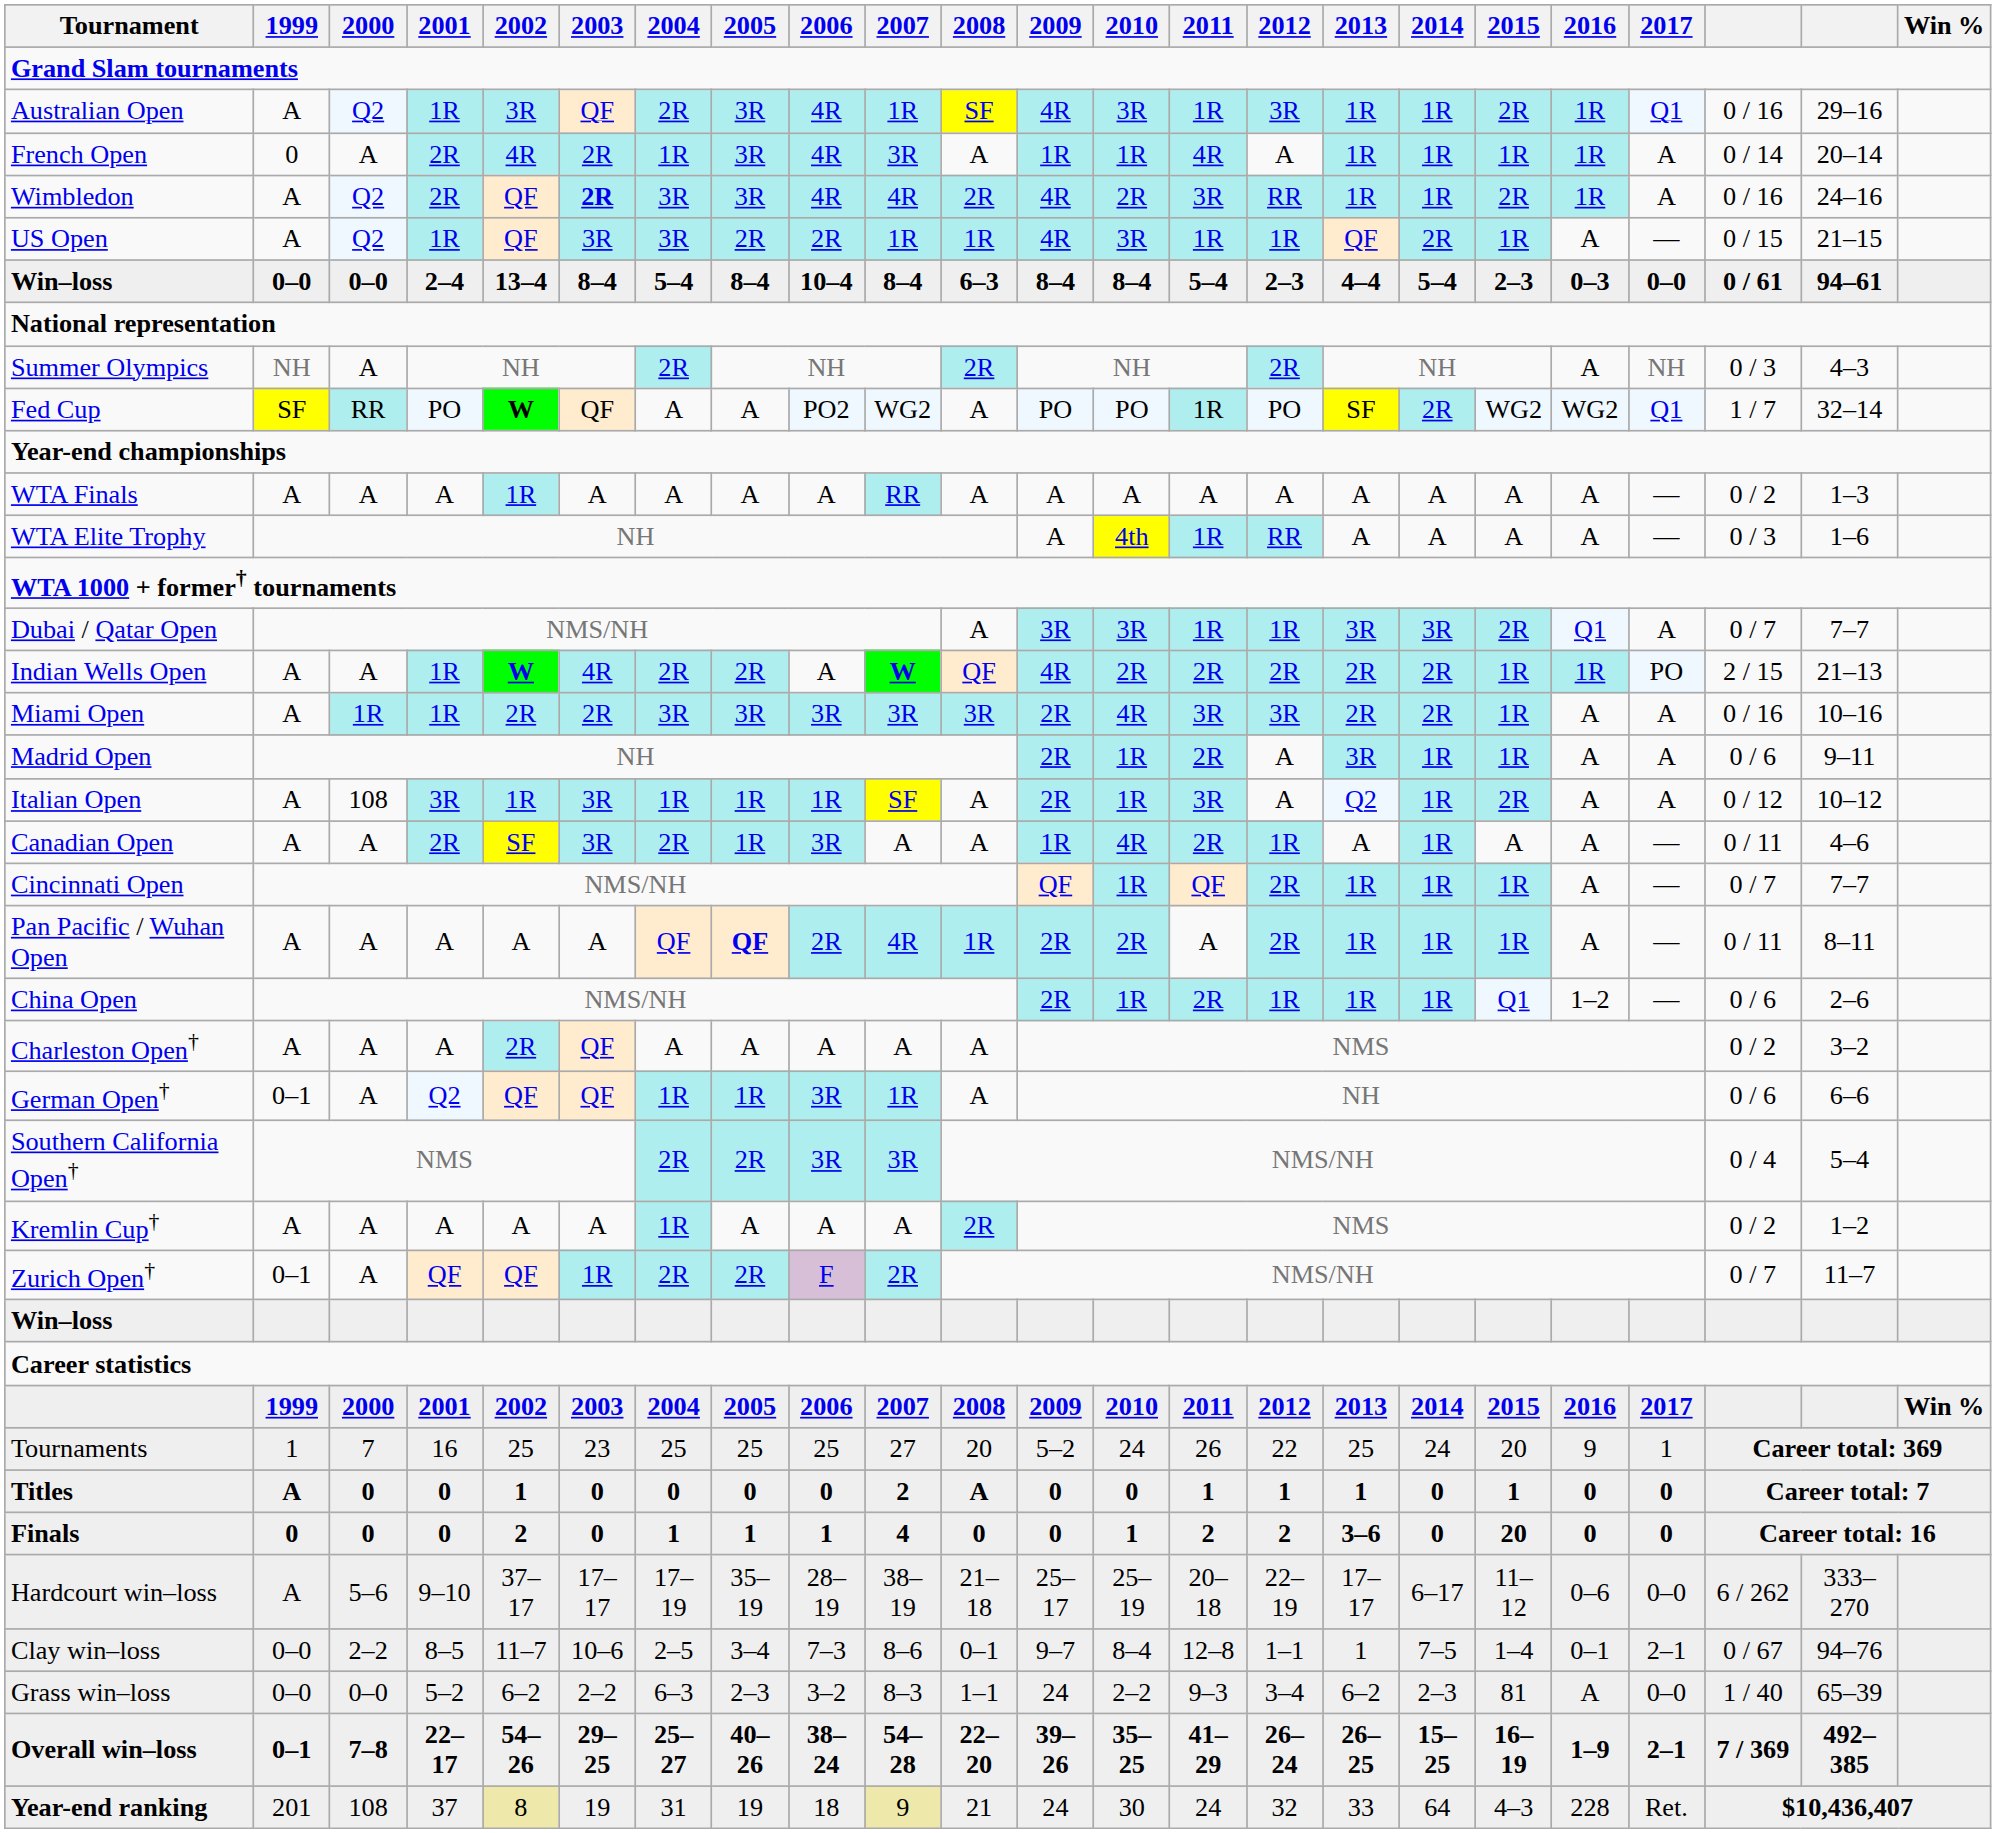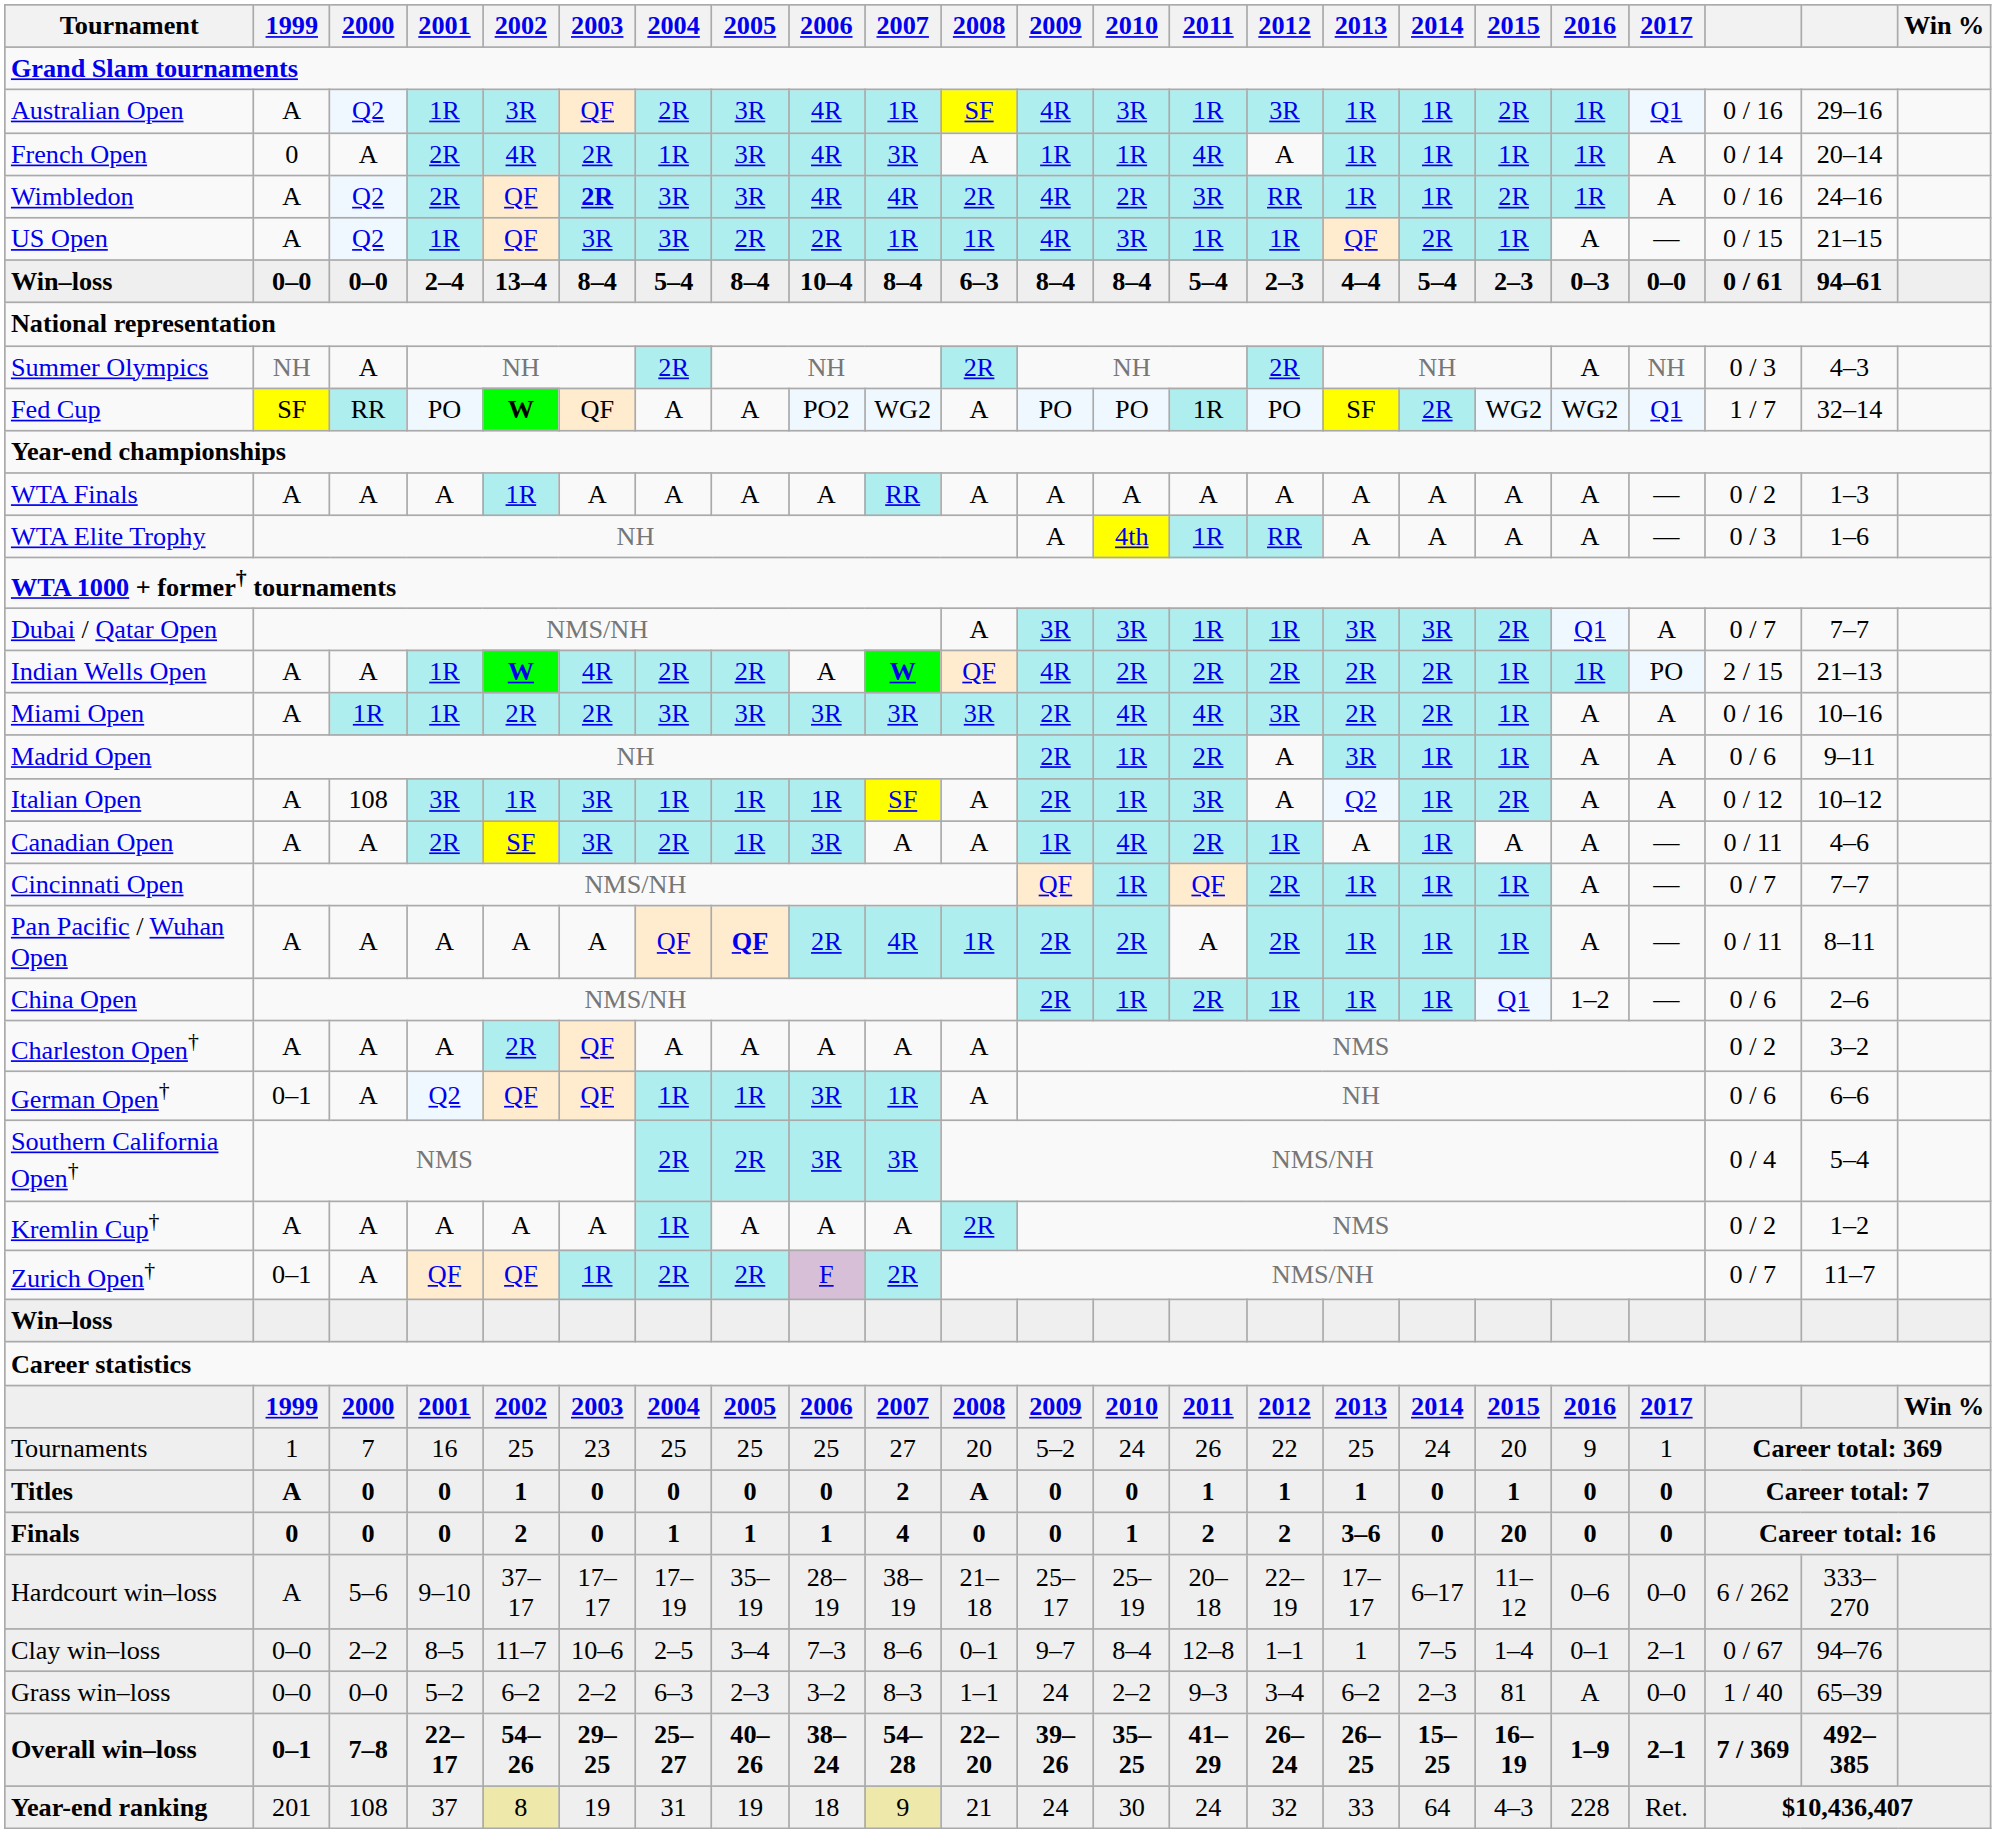(1208, 713) 3R -> (1208, 713) 4R
